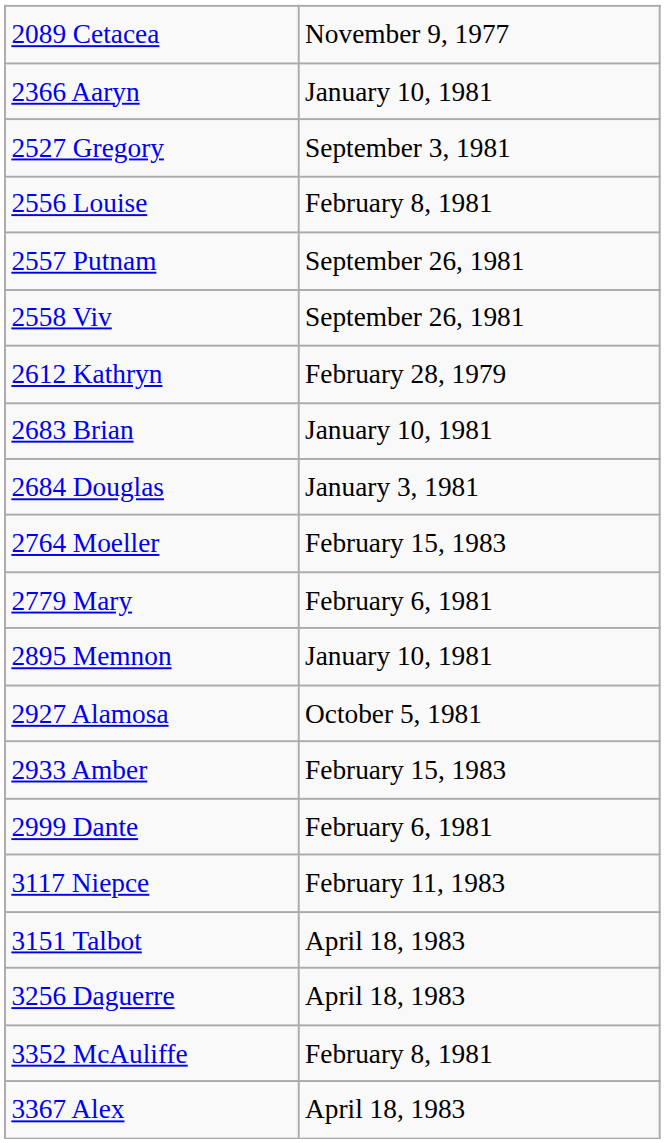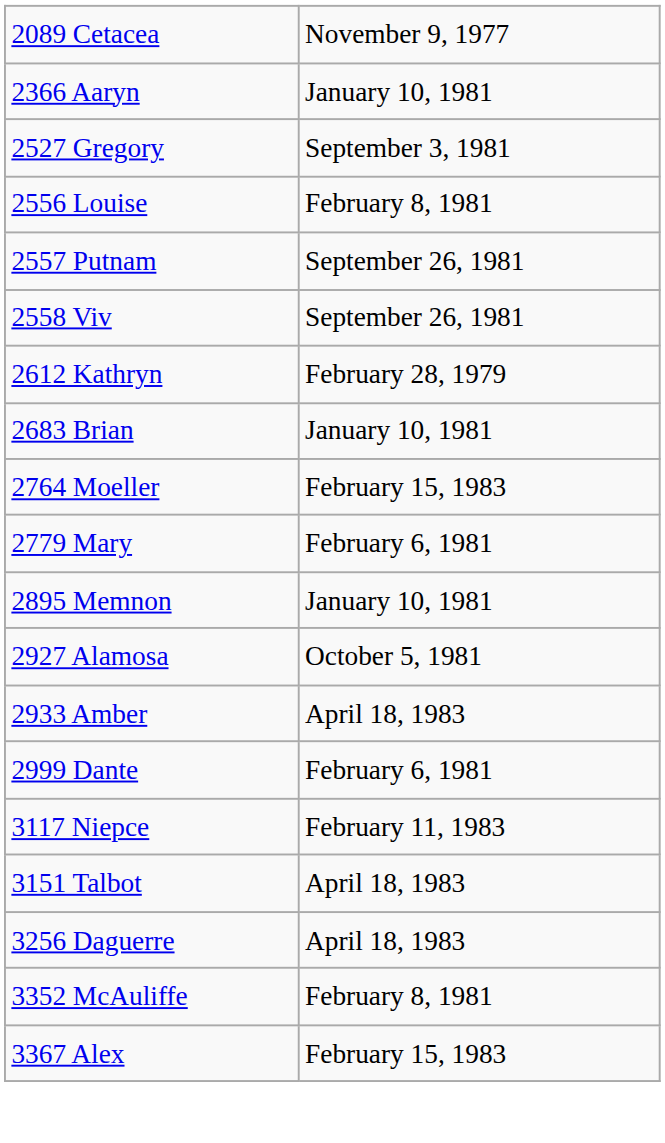- row: (88, 486)
(406, 769) February 15, 1983 -> (385, 713) April 18, 1983
(385, 1109) April 18, 1983 -> (406, 1052) February 15, 1983
